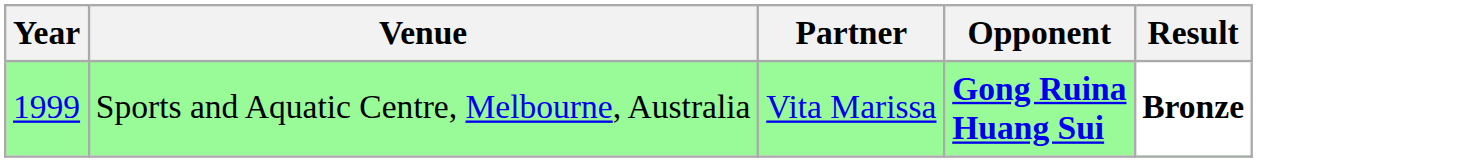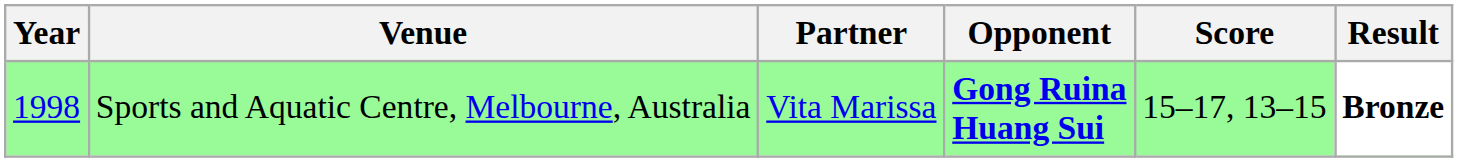+ column: (1234, 32)
(47, 107) 1999 -> (47, 107) 1998
